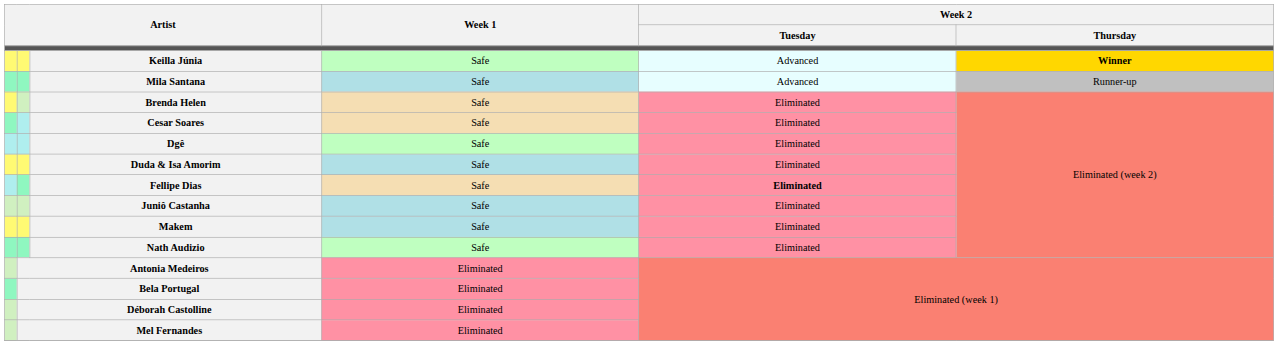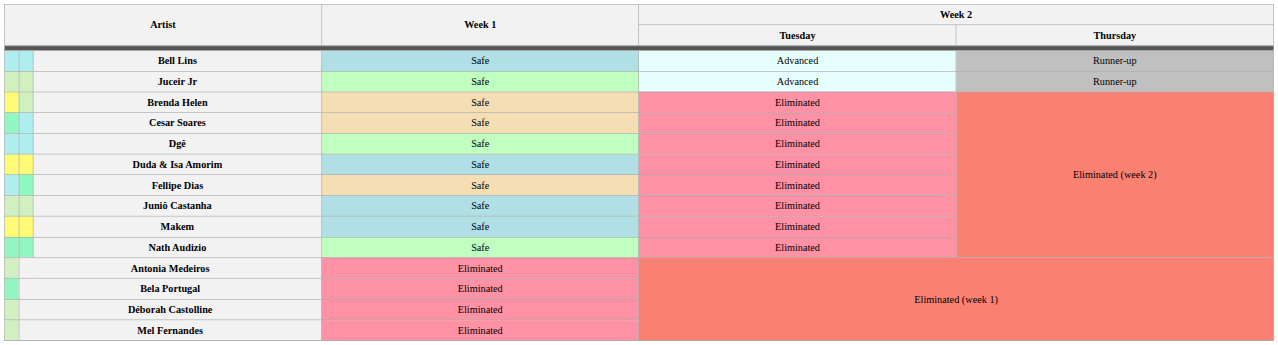- row: (23, 61)
+ row: (26, 61)
+ row: (26, 82)
- row: (23, 82)
(798, 185) bold -> (798, 185) normal
